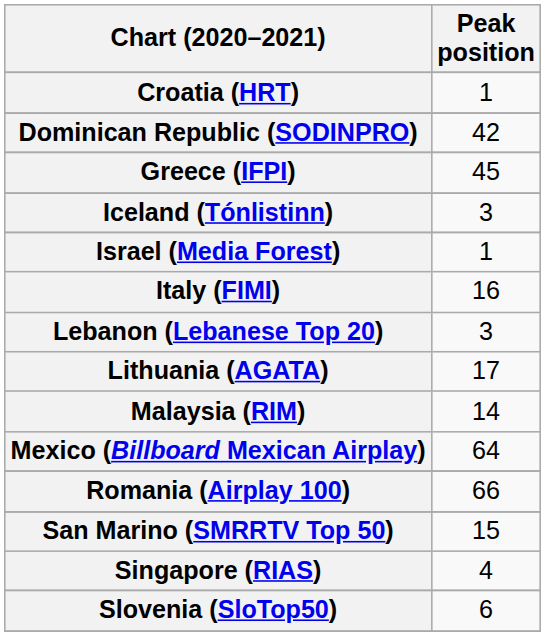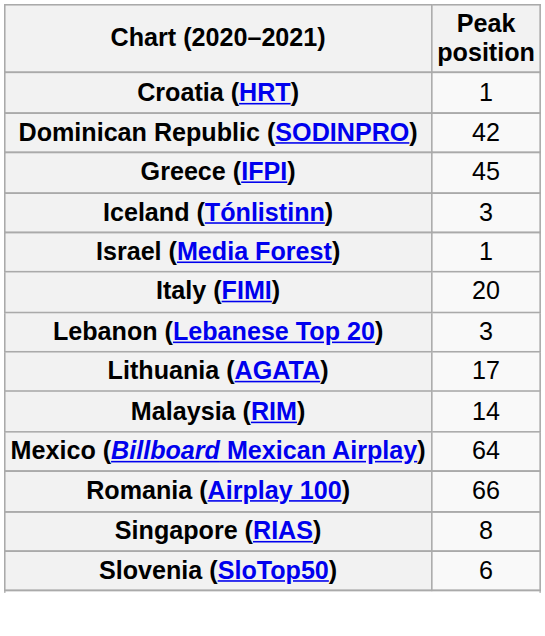(486, 291) 16 -> (486, 291) 20
- row: (218, 530)
(486, 570) 4 -> (486, 530) 8
